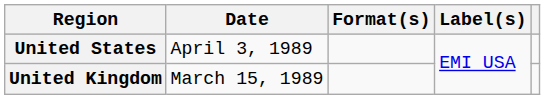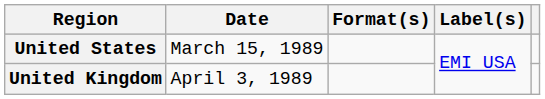(242, 49) April 3, 1989 -> (247, 49) March 15, 1989
(247, 79) March 15, 1989 -> (242, 79) April 3, 1989
